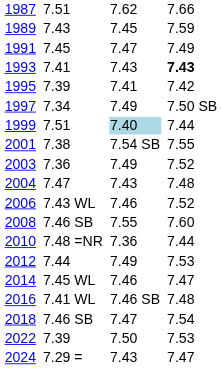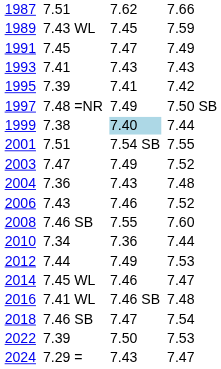(57, 28) 7.43 -> (69, 28) 7.43 WL
(181, 67) bold -> (181, 67) normal
(57, 106) 7.34 -> (73, 106) 7.48 =NR
(57, 125) 7.51 -> (57, 125) 7.38
(57, 145) 7.38 -> (57, 145) 7.51
(57, 164) 7.36 -> (57, 164) 7.47
(57, 183) 7.47 -> (57, 183) 7.36
(69, 203) 7.43 WL -> (57, 203) 7.43
(73, 241) 7.48 =NR -> (57, 241) 7.34
